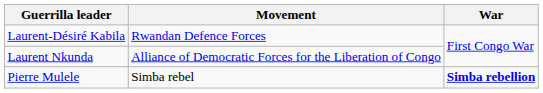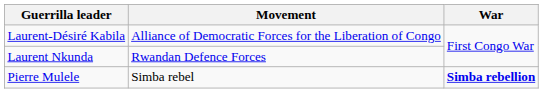(199, 35) Rwandan Defence Forces -> (286, 35) Alliance of Democratic Forces for the Liberation of Congo
(286, 56) Alliance of Democratic Forces for the Liberation of Congo -> (199, 56) Rwandan Defence Forces
